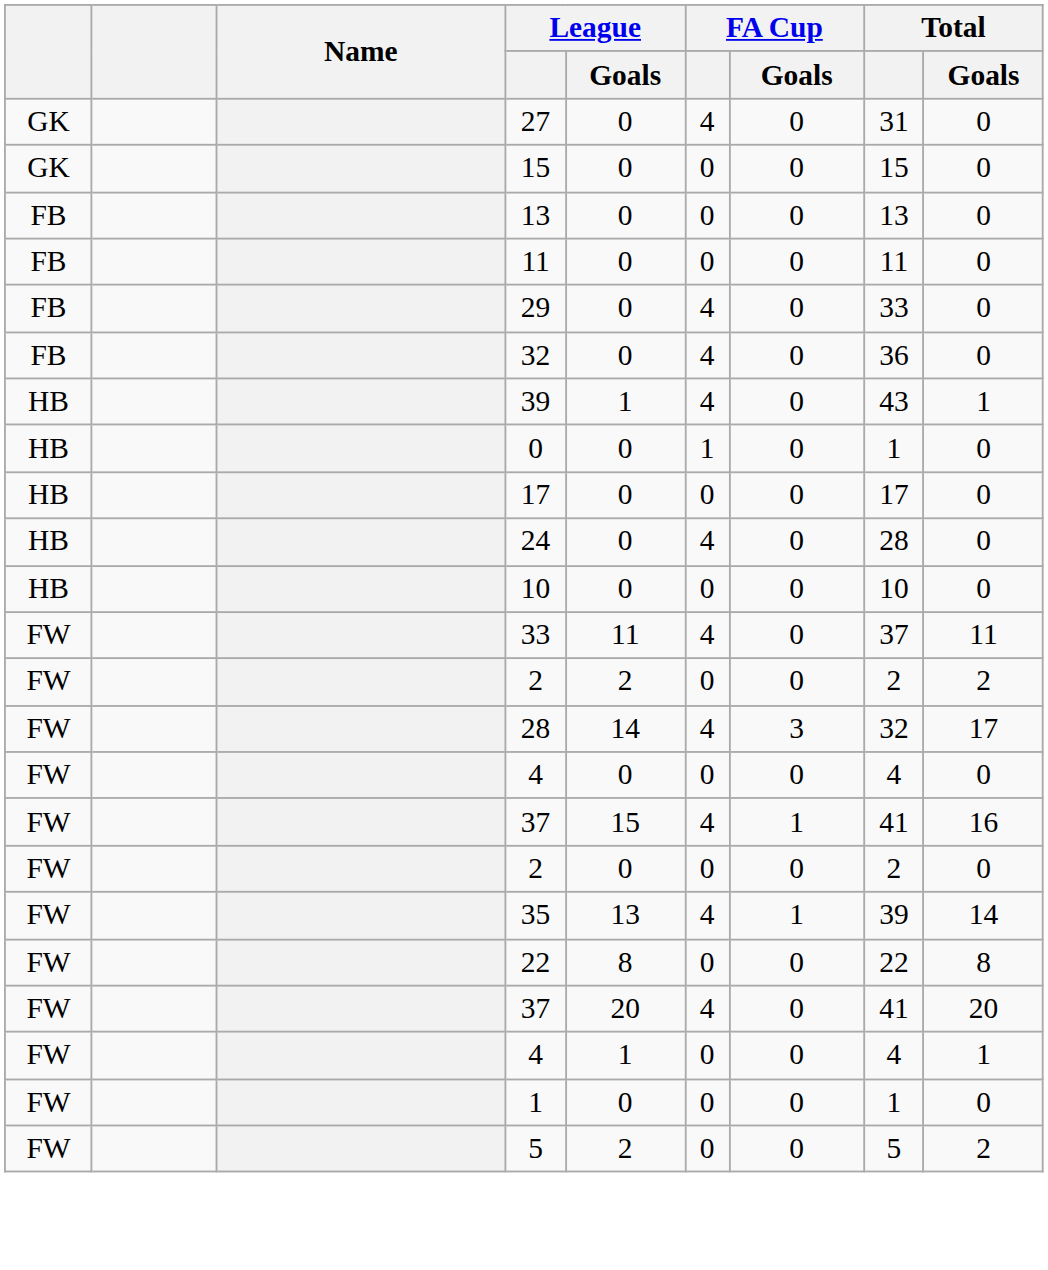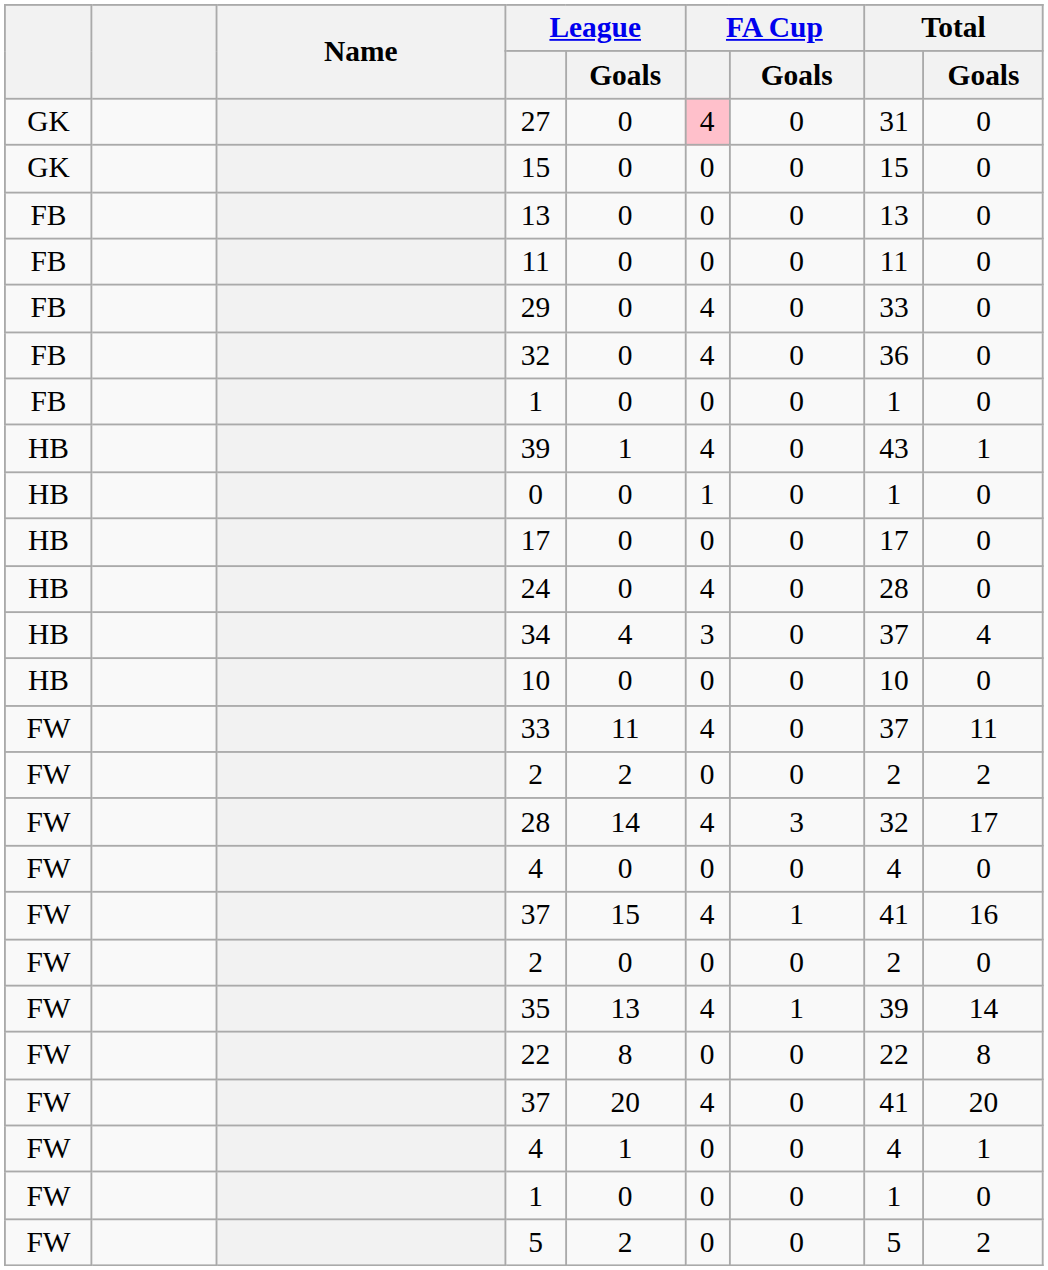(707, 121) no background -> (707, 121) pink background
+ row: (48, 401)
+ row: (48, 634)
